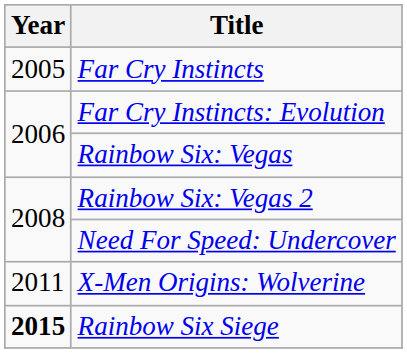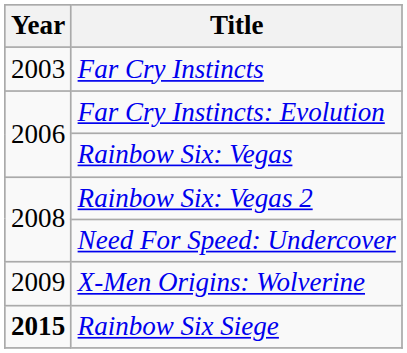(38, 68) 2005 -> (38, 68) 2003
(38, 283) 2011 -> (38, 283) 2009
